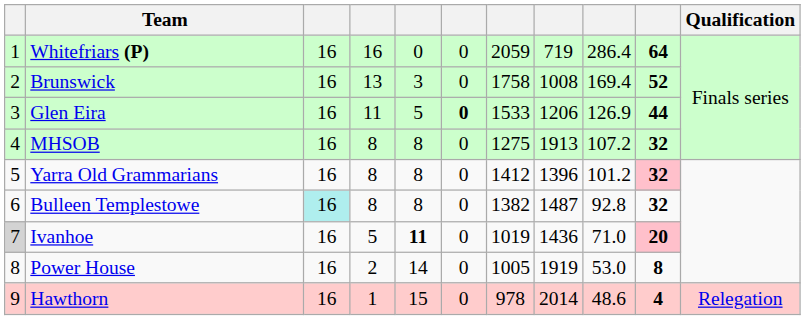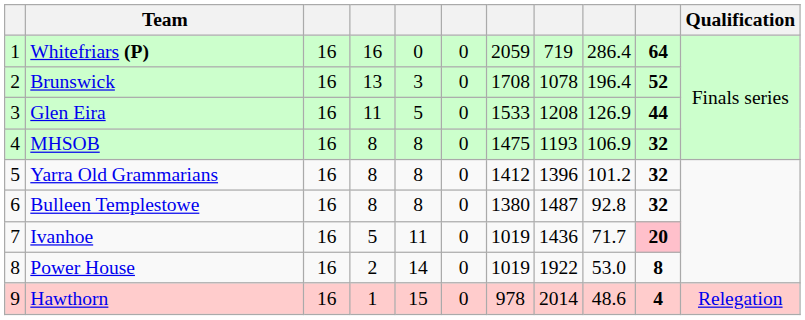(510, 81) 1758 -> (510, 81) 1708
(558, 81) 1008 -> (558, 81) 1078
(609, 81) 169.4 -> (609, 81) 196.4
(464, 112) bold -> (464, 112) normal
(558, 112) 1206 -> (558, 112) 1208
(510, 143) 1275 -> (510, 143) 1475
(558, 143) 1913 -> (558, 143) 1193
(609, 143) 107.2 -> (609, 143) 106.9
(658, 174) pink background -> (658, 174) no background
(327, 205) paleturquoise background -> (327, 205) no background
(510, 205) 1382 -> (510, 205) 1380
(15, 236) lightgrey background -> (15, 236) no background
(418, 236) bold -> (418, 236) normal
(609, 236) 71.0 -> (609, 236) 71.7
(510, 267) 1005 -> (510, 267) 1019
(558, 267) 1919 -> (558, 267) 1922
